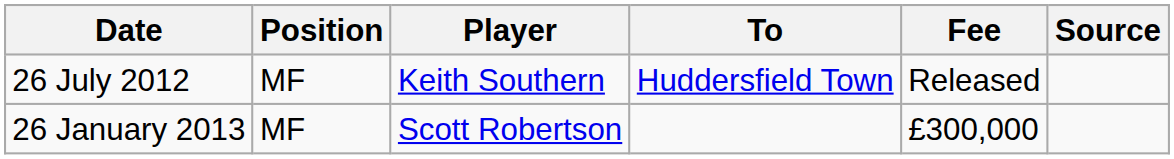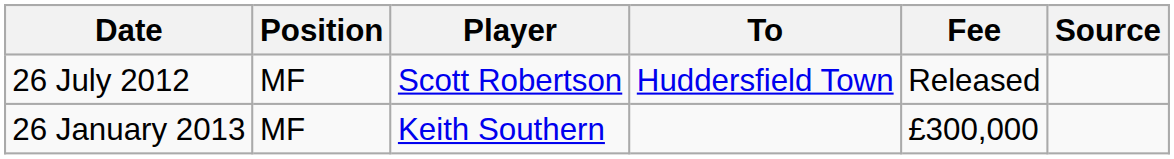(501, 80) Keith Southern -> (510, 80) Scott Robertson
(510, 129) Scott Robertson -> (501, 129) Keith Southern
